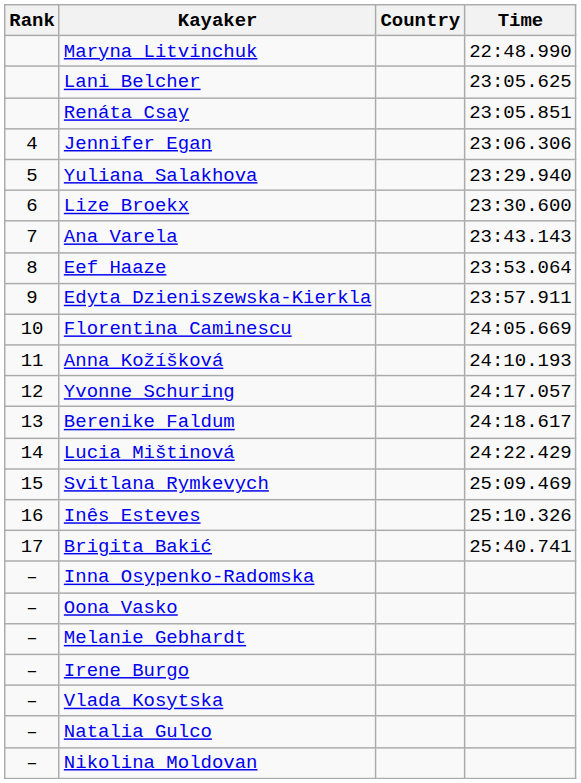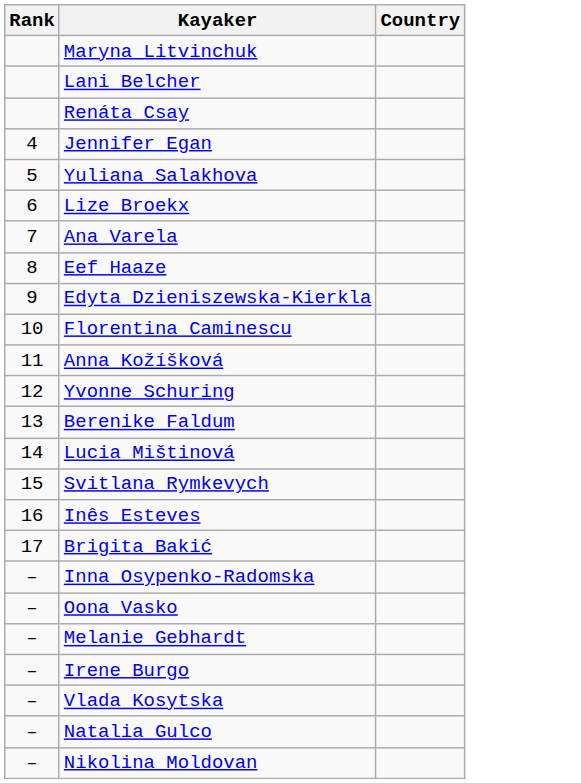- column: (520, 20)
